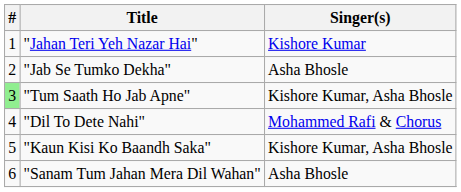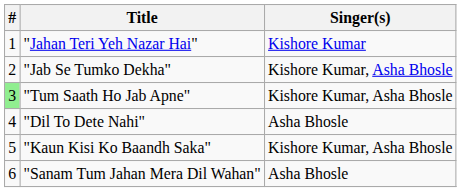(308, 69) Asha Bhosle -> (360, 69) Kishore Kumar, Asha Bhosle
(355, 121) Mohammed Rafi & Chorus -> (308, 121) Asha Bhosle
